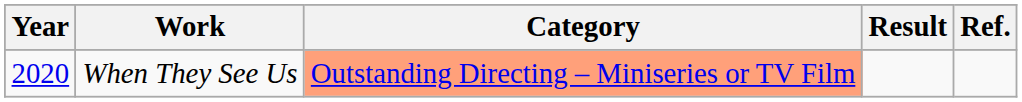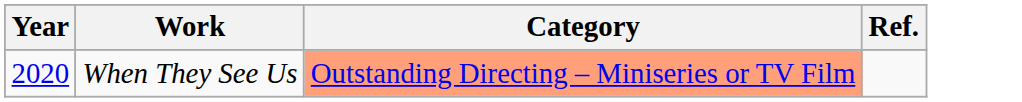- column: (908, 27)
